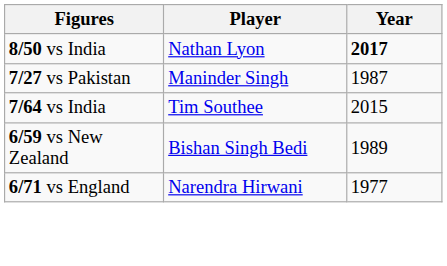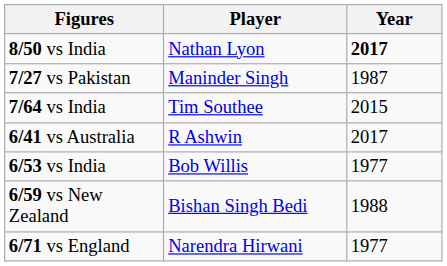+ row: (72, 136)
+ row: (57, 166)
(369, 147) 1989 -> (369, 206) 1988
